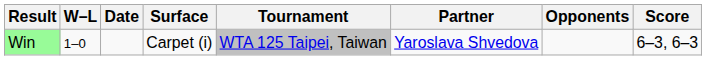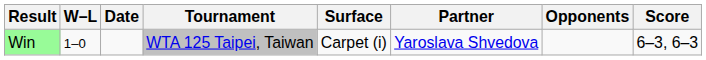columns swapped: (303, 17) <-> (179, 17)
